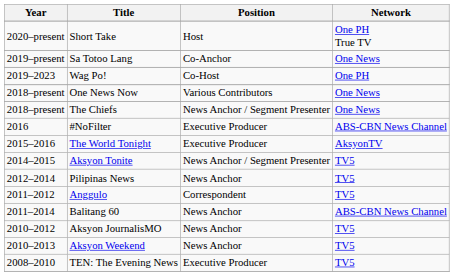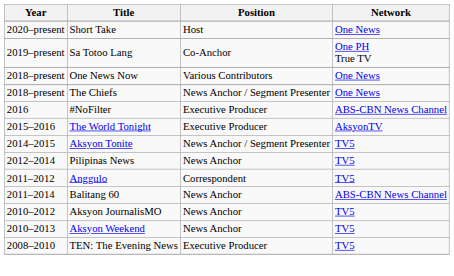(353, 36) One PH True TV -> (357, 30) One News
(357, 59) One News -> (353, 53) One PH True TV
- row: (88, 76)
